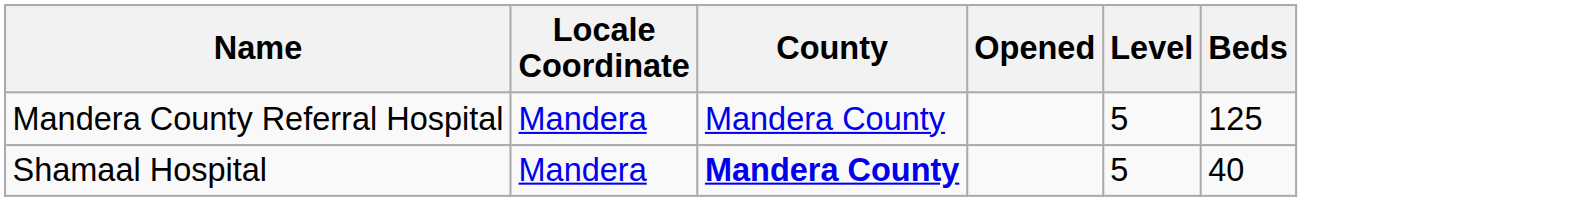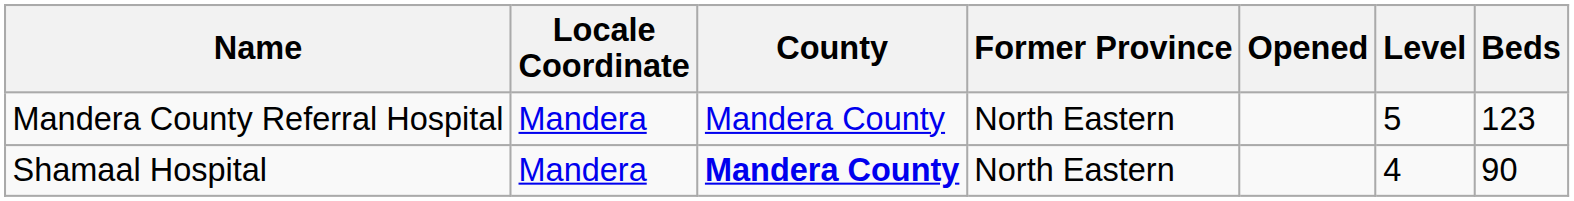+ column: (1103, 48)
(1235, 118) 125 -> (1508, 118) 123
(1119, 169) 5 -> (1392, 169) 4
(1226, 169) 40 -> (1499, 169) 90
